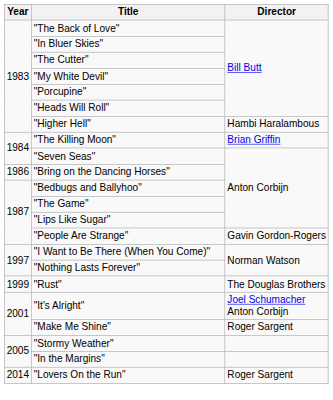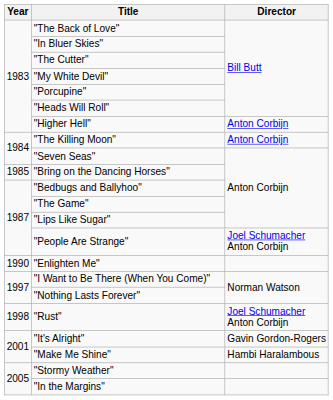(273, 124) Hambi Haralambous -> (258, 124) Anton Corbijn
(254, 140) Brian Griffin -> (258, 140) Anton Corbijn
(18, 172) 1986 -> (18, 172) 1985
(277, 236) Gavin Gordon-Rogers -> (266, 241) Joel Schumacher Anton Corbijn
+ row: (67, 263)
(18, 284) 1999 -> (18, 317) 1998
(276, 284) The Douglas Brothers -> (266, 317) Joel Schumacher Anton Corbijn
(266, 305) Joel Schumacher Anton Corbijn -> (277, 338) Gavin Gordon-Rogers
(260, 327) Roger Sargent -> (273, 354) Hambi Haralambous
- row: (80, 375)
